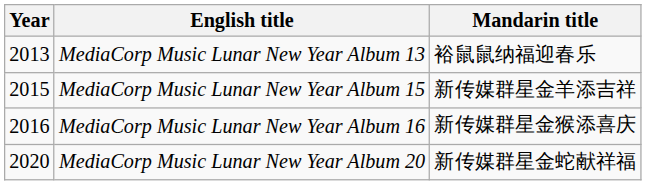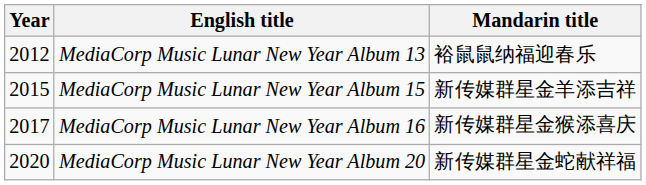(29, 54) 2013 -> (29, 54) 2012
(29, 125) 2016 -> (29, 125) 2017
